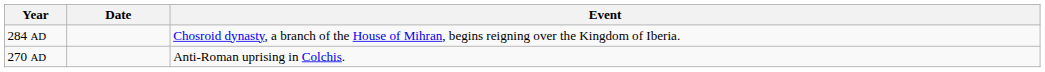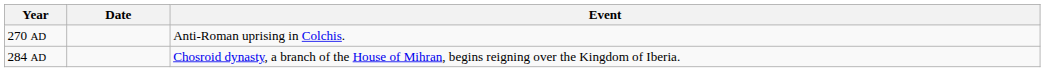rows swapped: (27, 56) <-> (27, 35)
